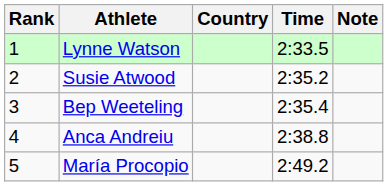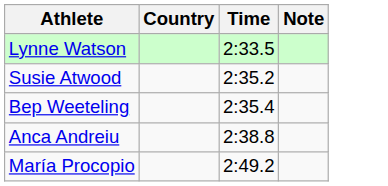- column: (32, 19)
